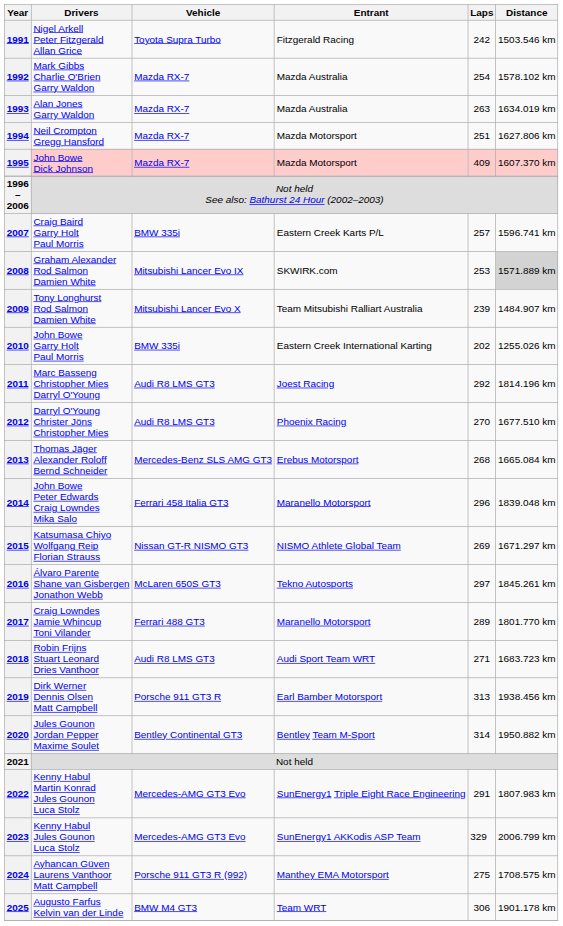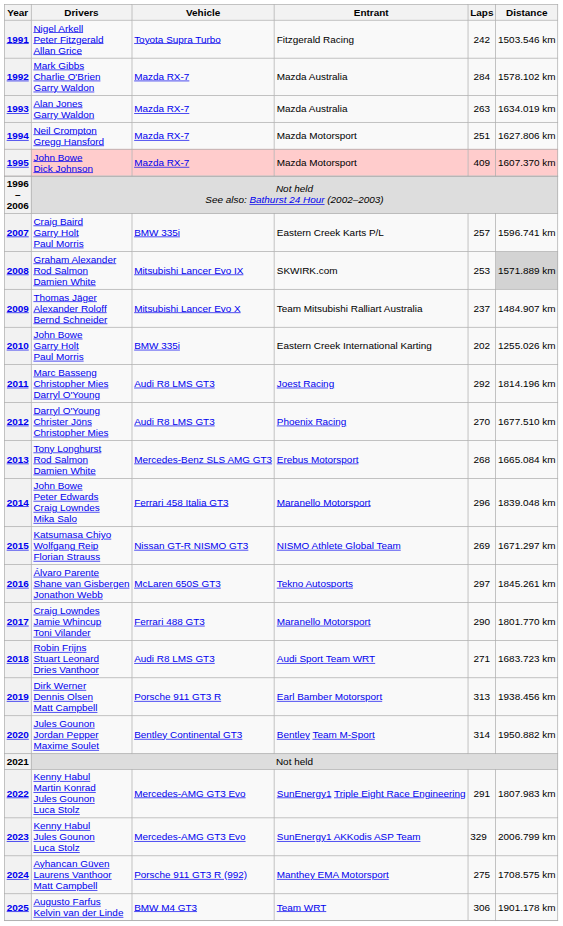(482, 77) 254 -> (482, 77) 284
(67, 308) Tony Longhurst Rod Salmon Damien White -> (70, 308) Thomas Jäger Alexander Roloff Bernd Schneider
(482, 308) 239 -> (482, 308) 237
(70, 460) Thomas Jäger Alexander Roloff Bernd Schneider -> (67, 460) Tony Longhurst Rod Salmon Damien White
(482, 622) 289 -> (482, 622) 290
